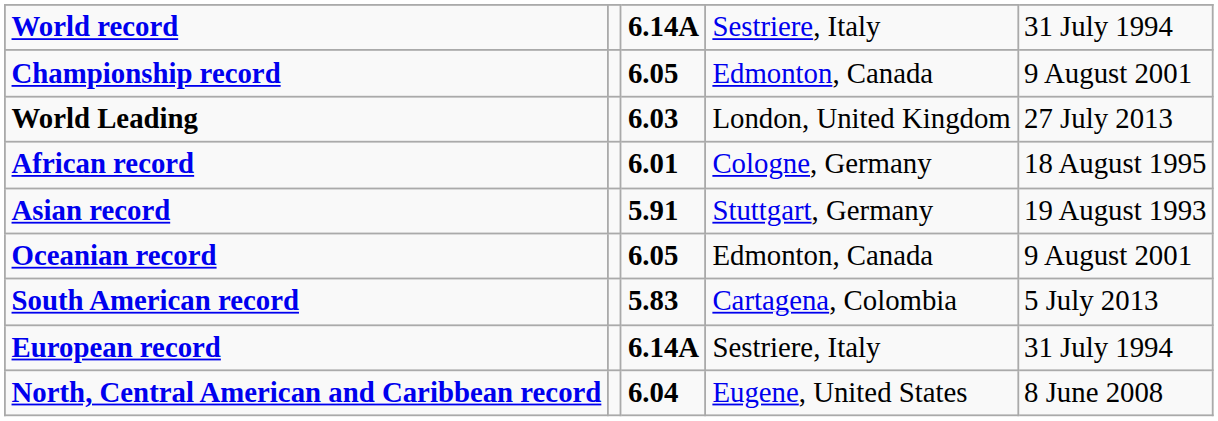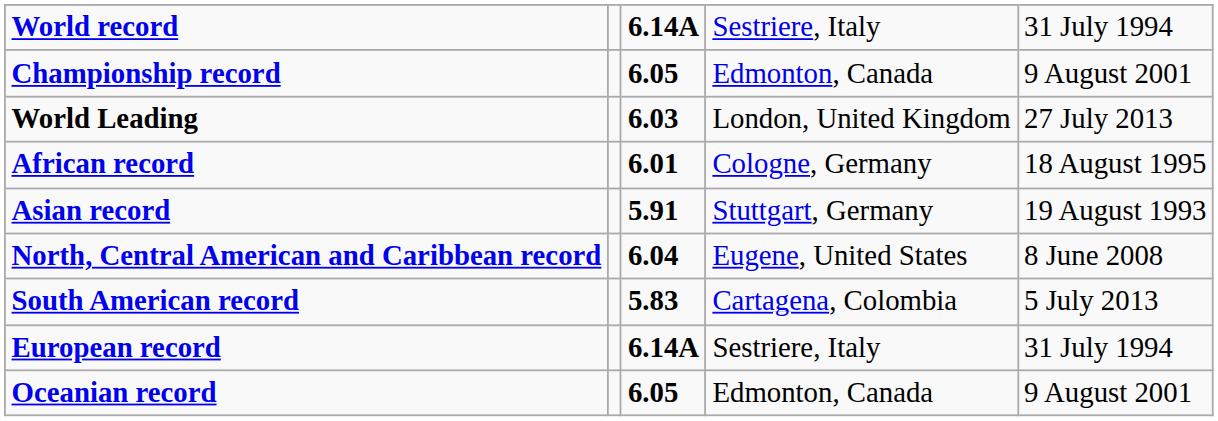rows swapped: (306, 392) <-> (114, 255)
